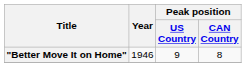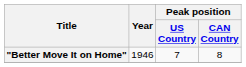(177, 54) 9 -> (177, 54) 7
